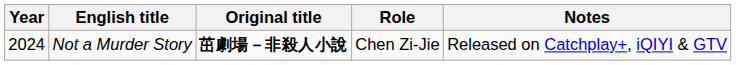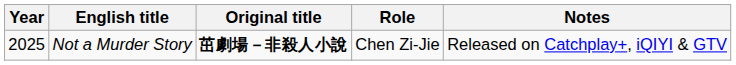(27, 45) 2024 -> (27, 45) 2025
